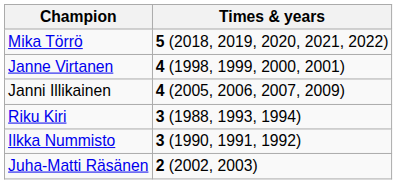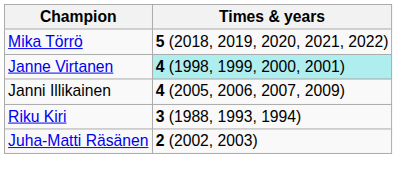(250, 66) no background -> (250, 66) paleturquoise background
- row: (62, 141)
